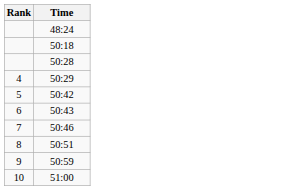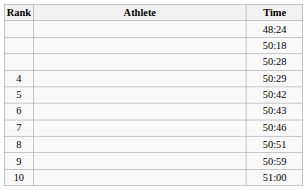+ column: (140, 12)
